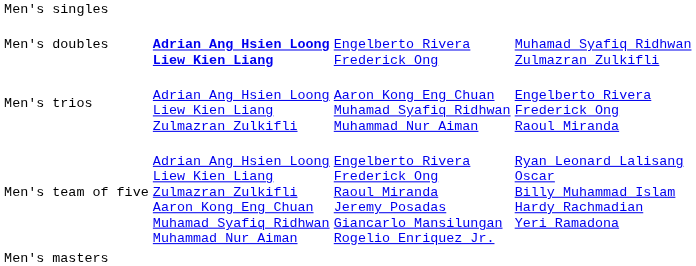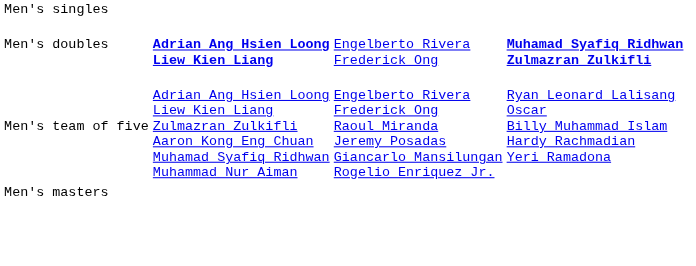(603, 53) normal -> (595, 53) bold
- row: (48, 103)
